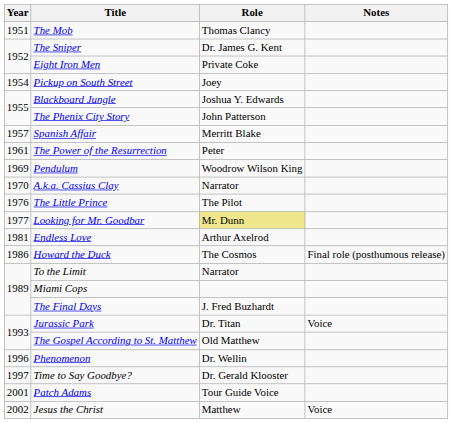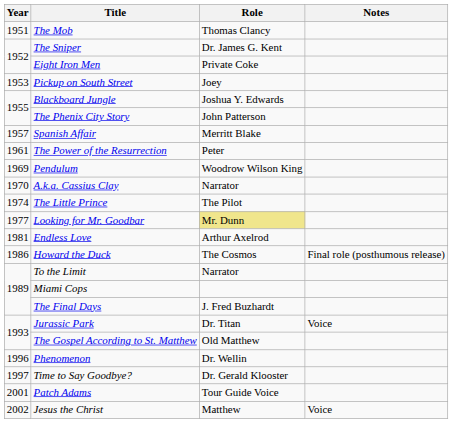(18, 82) 1954 -> (18, 82) 1953
(18, 202) 1976 -> (18, 202) 1974
